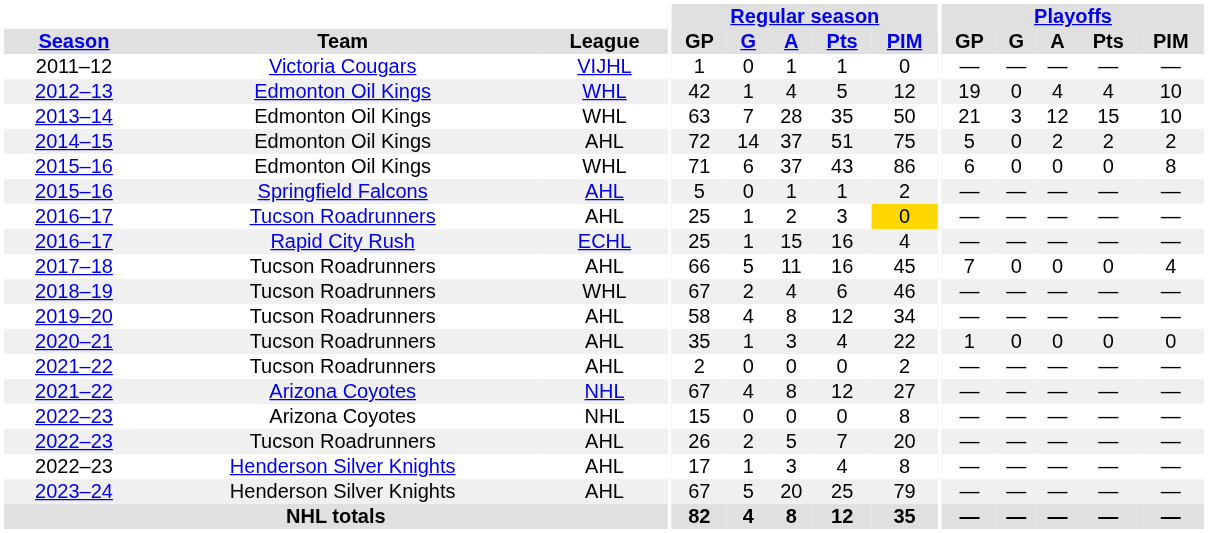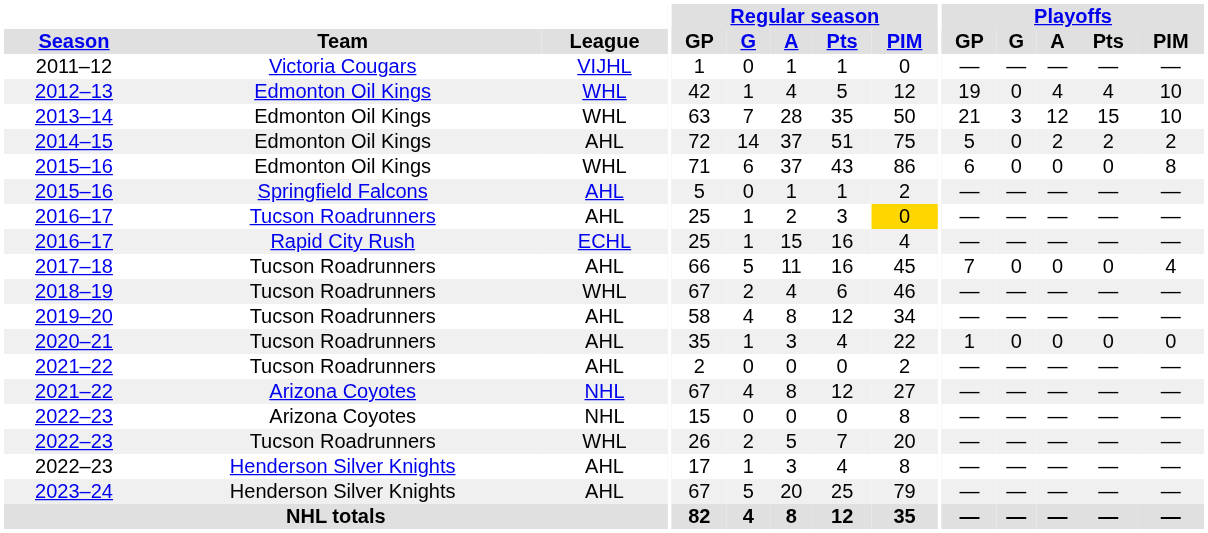(605, 441) AHL -> (605, 441) WHL
